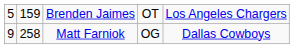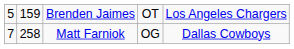(11, 33) 9 -> (11, 33) 7
